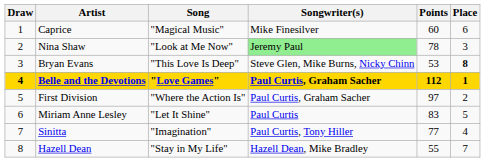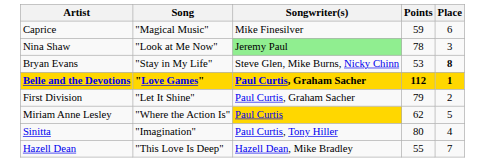- column: (20, 13)
(434, 30) 60 -> (418, 30) 59
(195, 64) "This Love Is Deep" -> (174, 64) "Stay in My Life"
(198, 98) "Where the Action Is" -> (165, 98) "Let It Shine"
(434, 98) 97 -> (418, 98) 79
(180, 115) "Let It Shine" -> (183, 115) "Where the Action Is"
(274, 115) no background -> (259, 115) gold background
(434, 115) 83 -> (418, 115) 62
(434, 132) 77 -> (418, 132) 80
(189, 149) "Stay in My Life" -> (179, 149) "This Love Is Deep"
